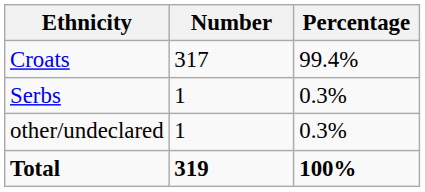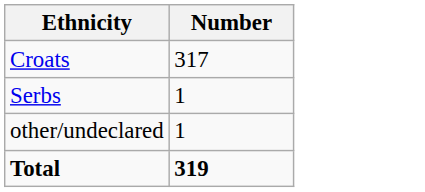- column: (356, 22)
